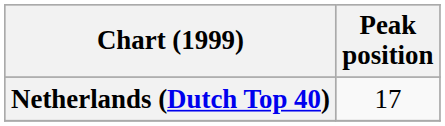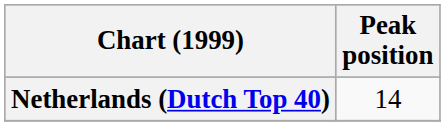(388, 98) 17 -> (388, 98) 14
